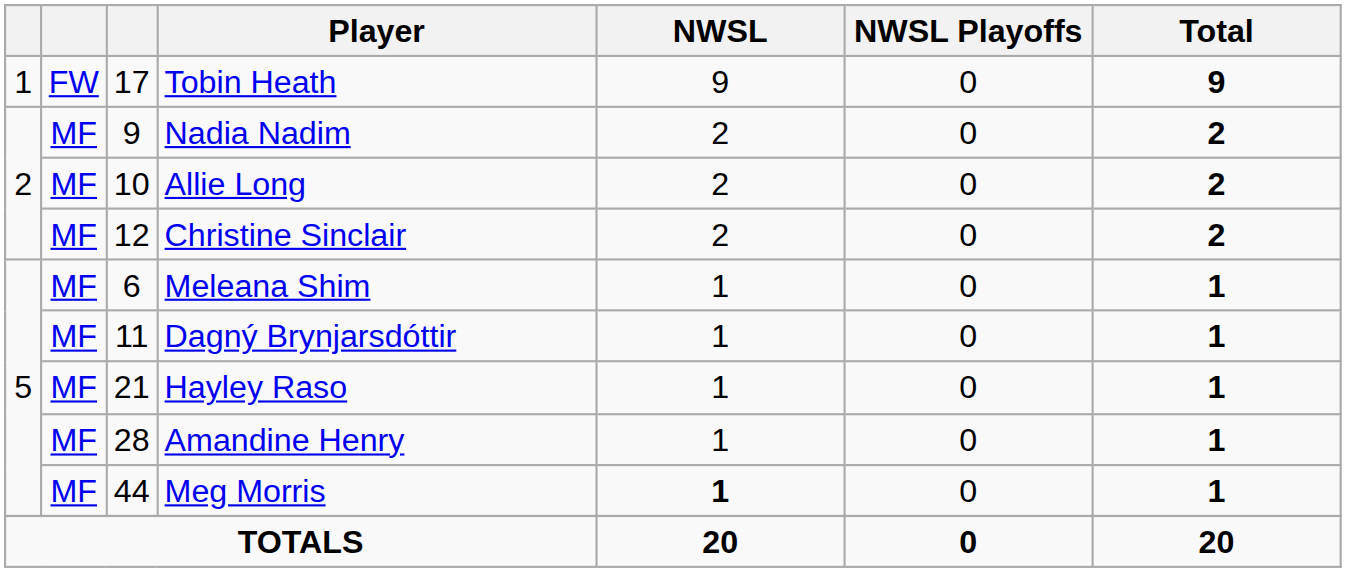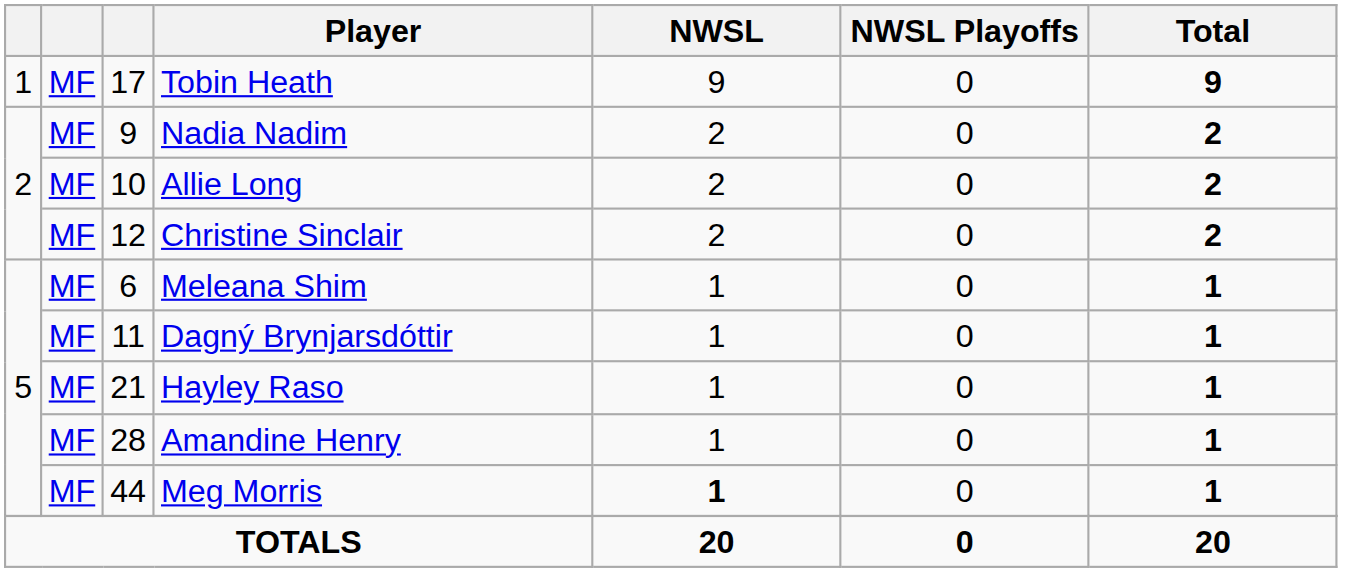(74, 82) FW -> (72, 82) MF
